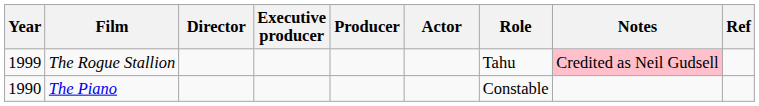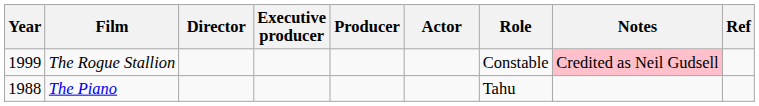(499, 62) Tahu -> (516, 62) Constable
(25, 88) 1990 -> (25, 88) 1988
(516, 88) Constable -> (499, 88) Tahu
